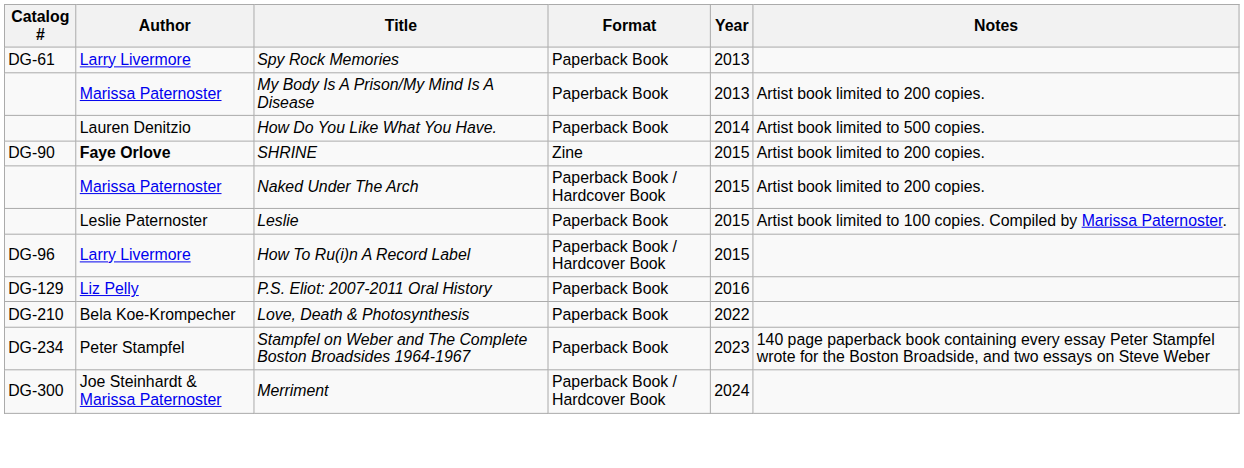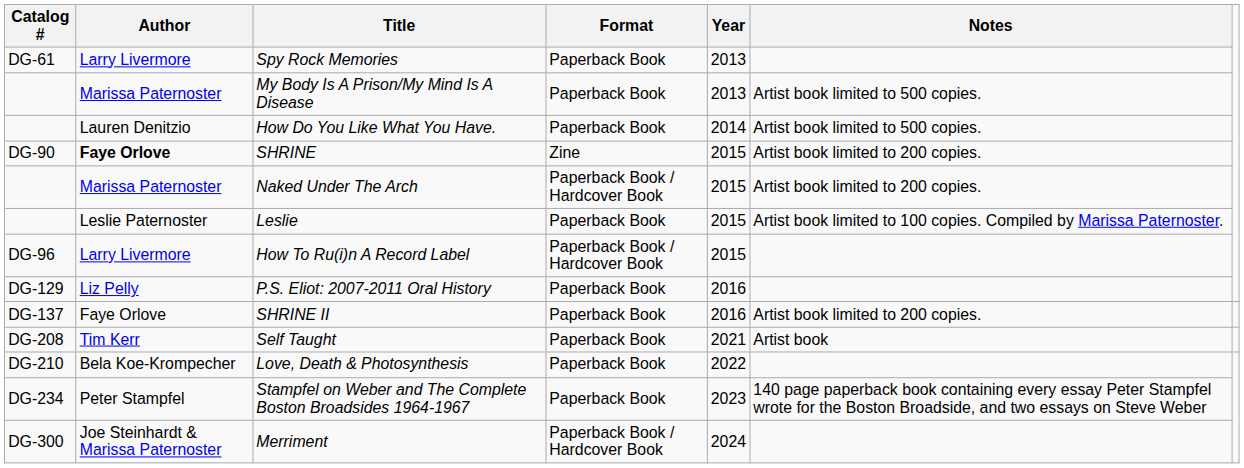(871, 94) Artist book limited to 200 copies. -> (867, 94) Artist book limited to 500 copies.
+ row: (293, 314)
+ row: (296, 339)
